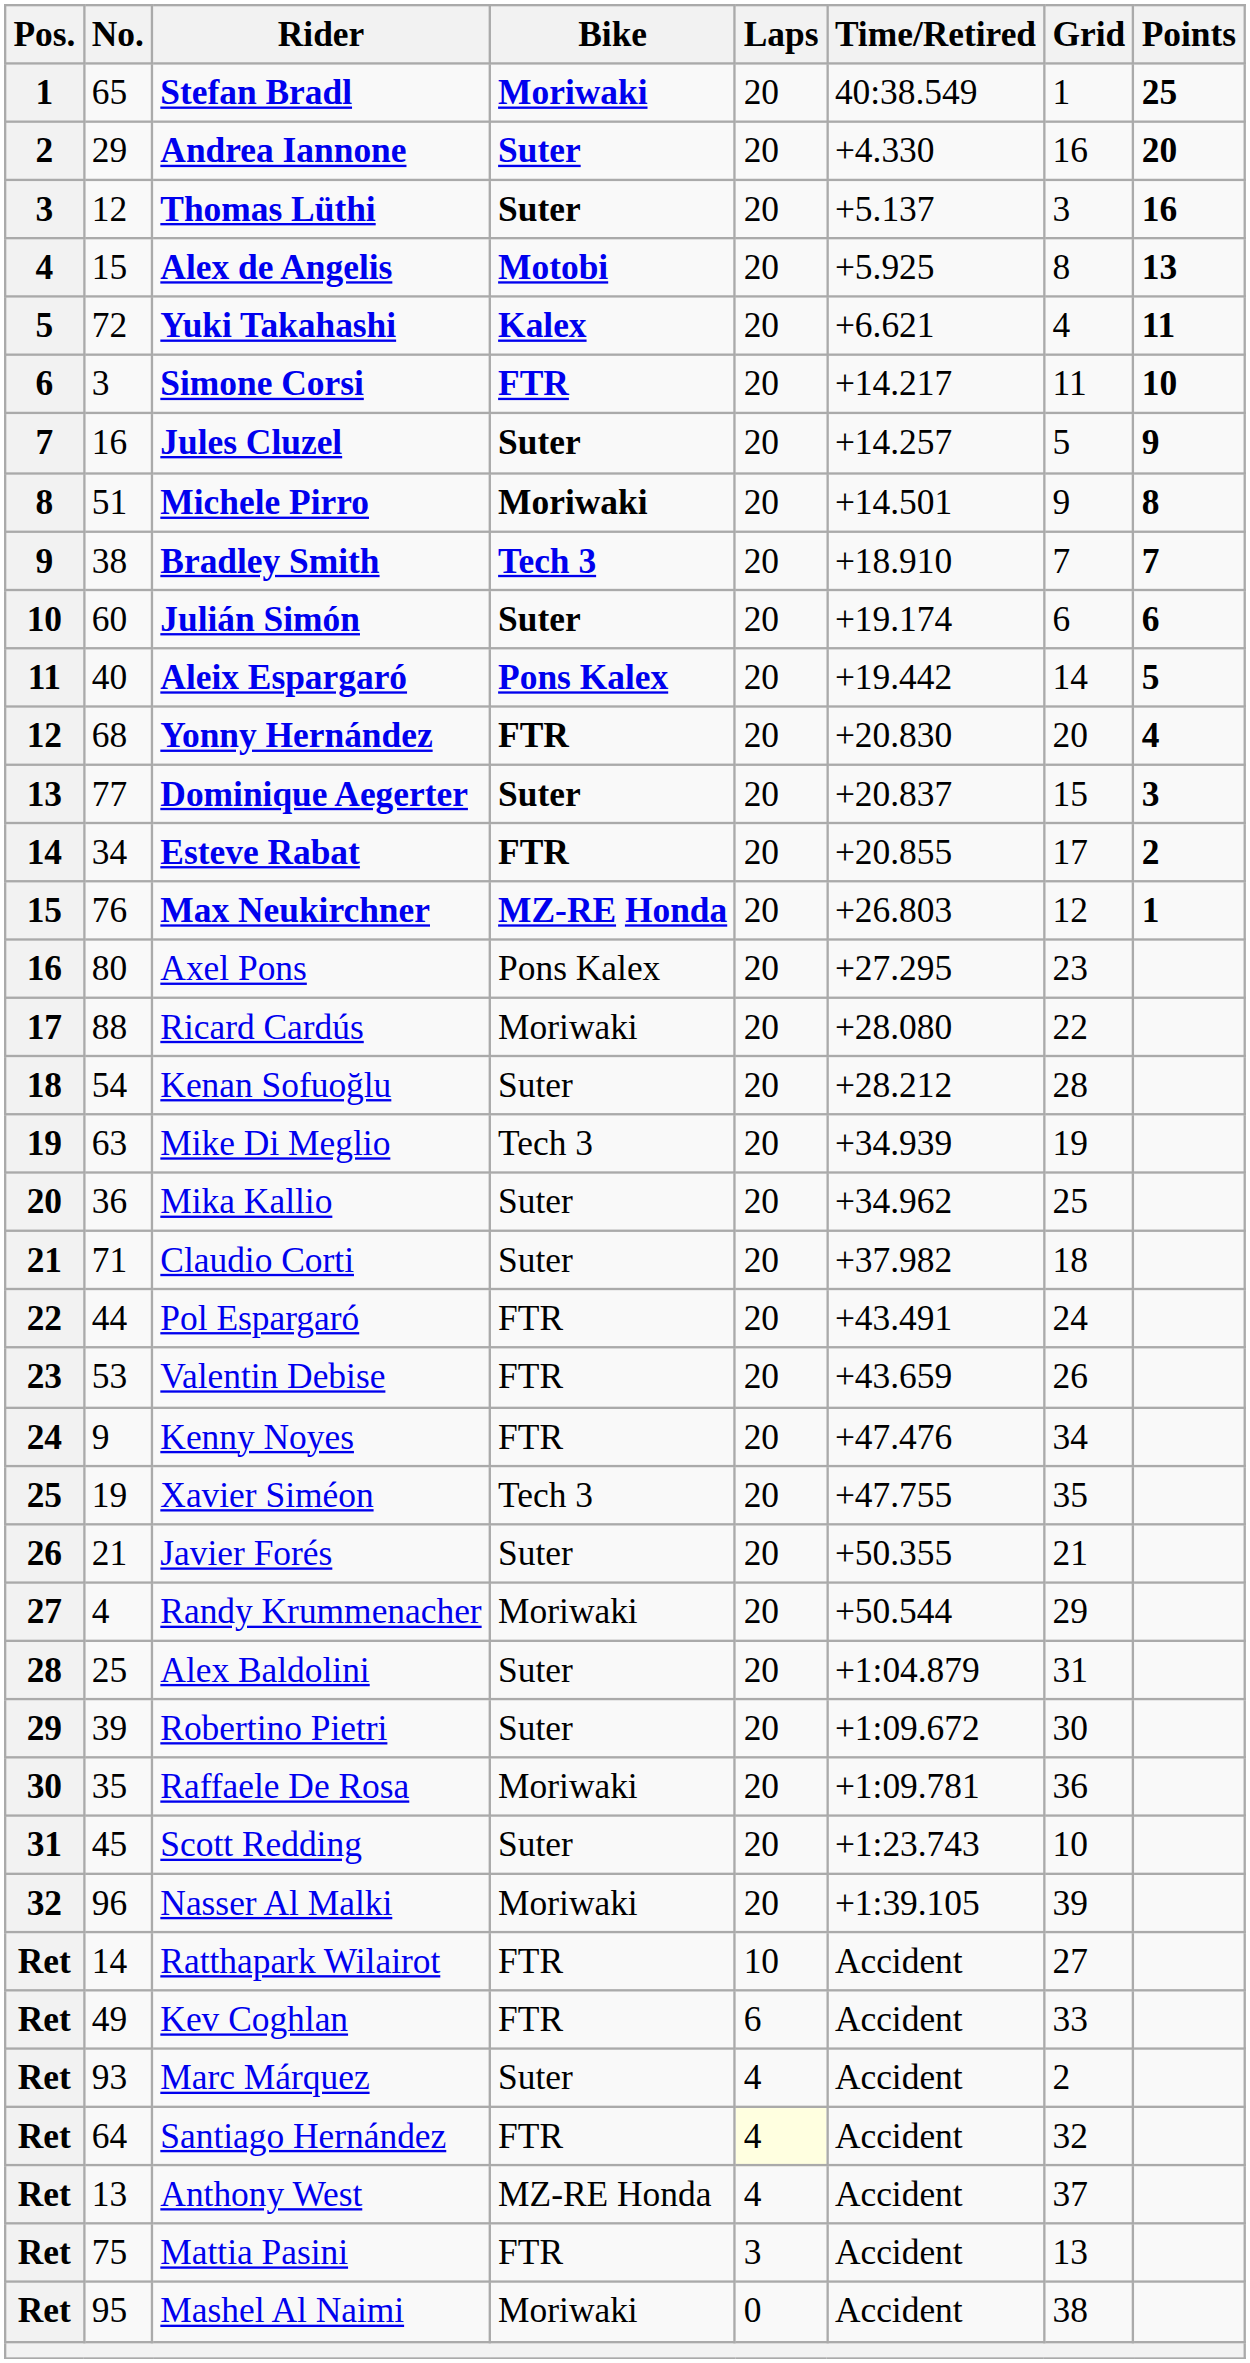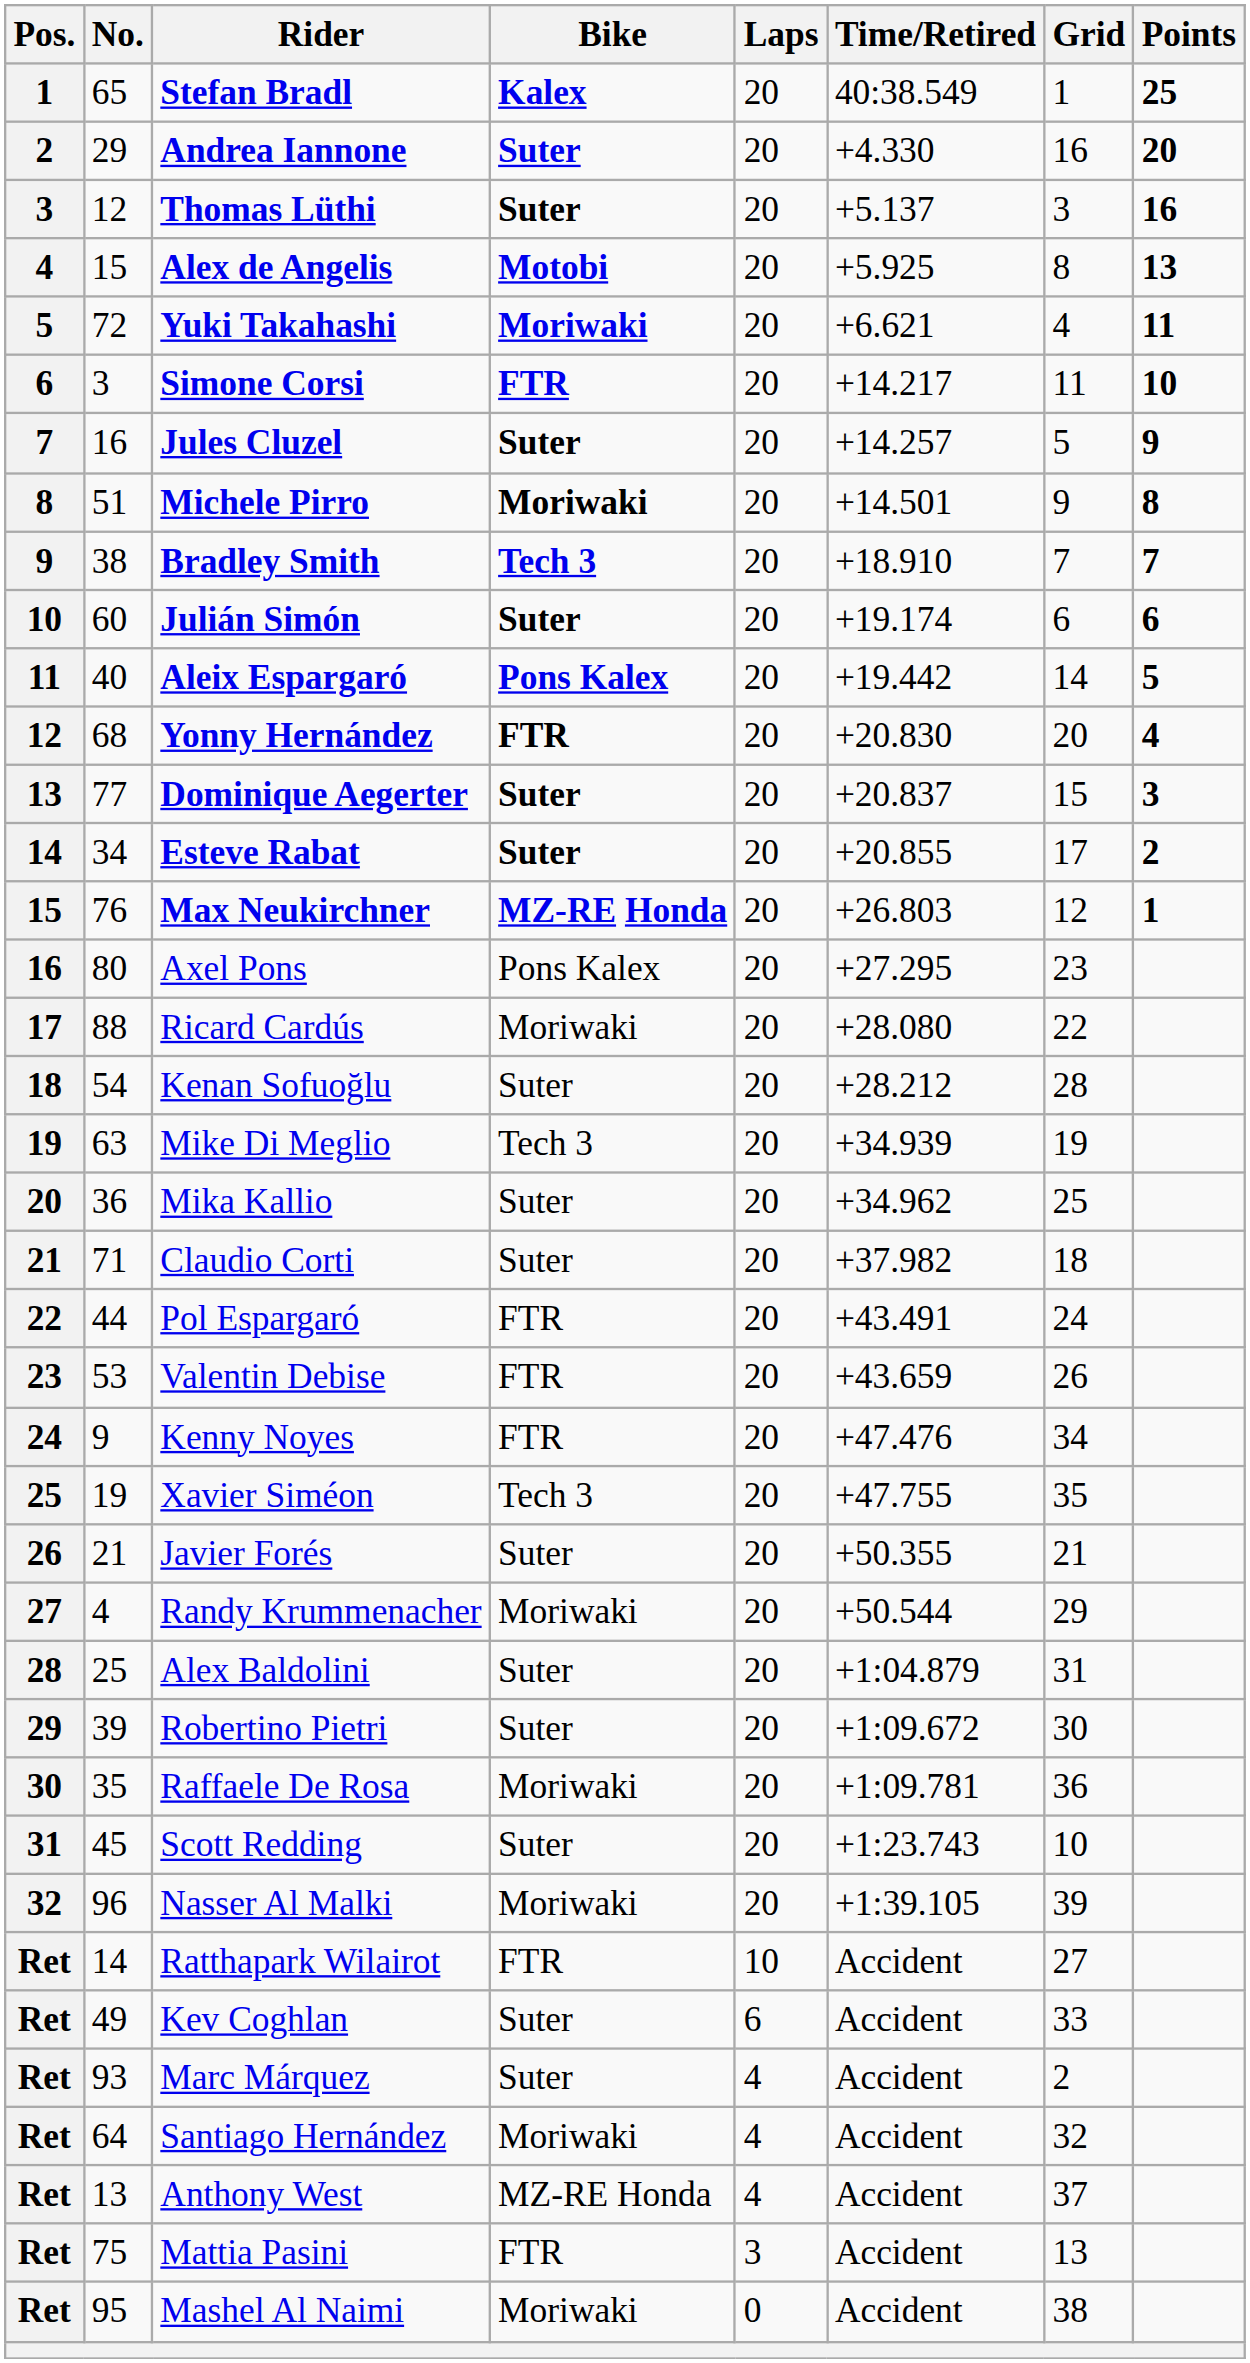(573, 92) Moriwaki -> (542, 92) Kalex
(542, 325) Kalex -> (573, 325) Moriwaki
(533, 851) FTR -> (539, 851) Suter
(531, 2019) FTR -> (535, 2019) Suter
(531, 2136) FTR -> (568, 2136) Moriwaki
(753, 2136) lightyellow background -> (753, 2136) no background
